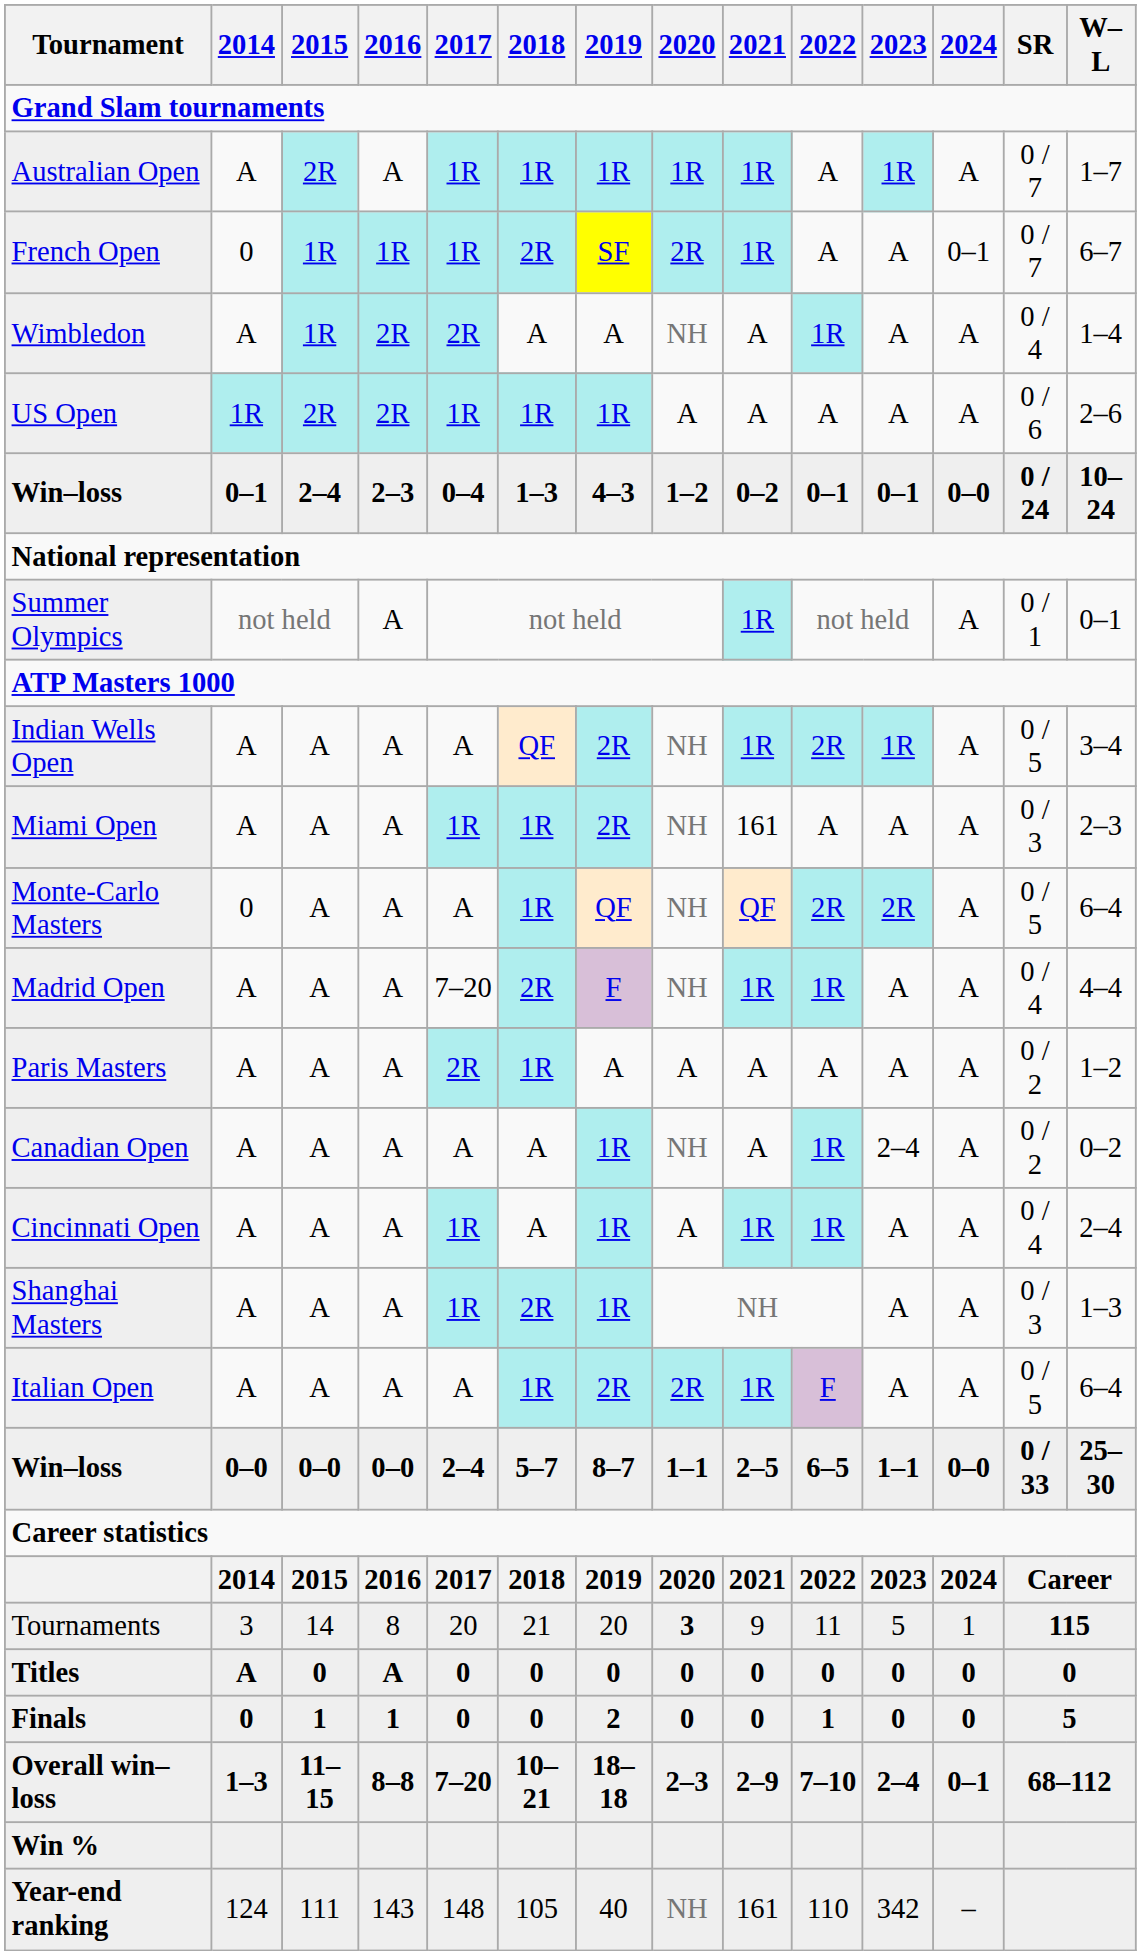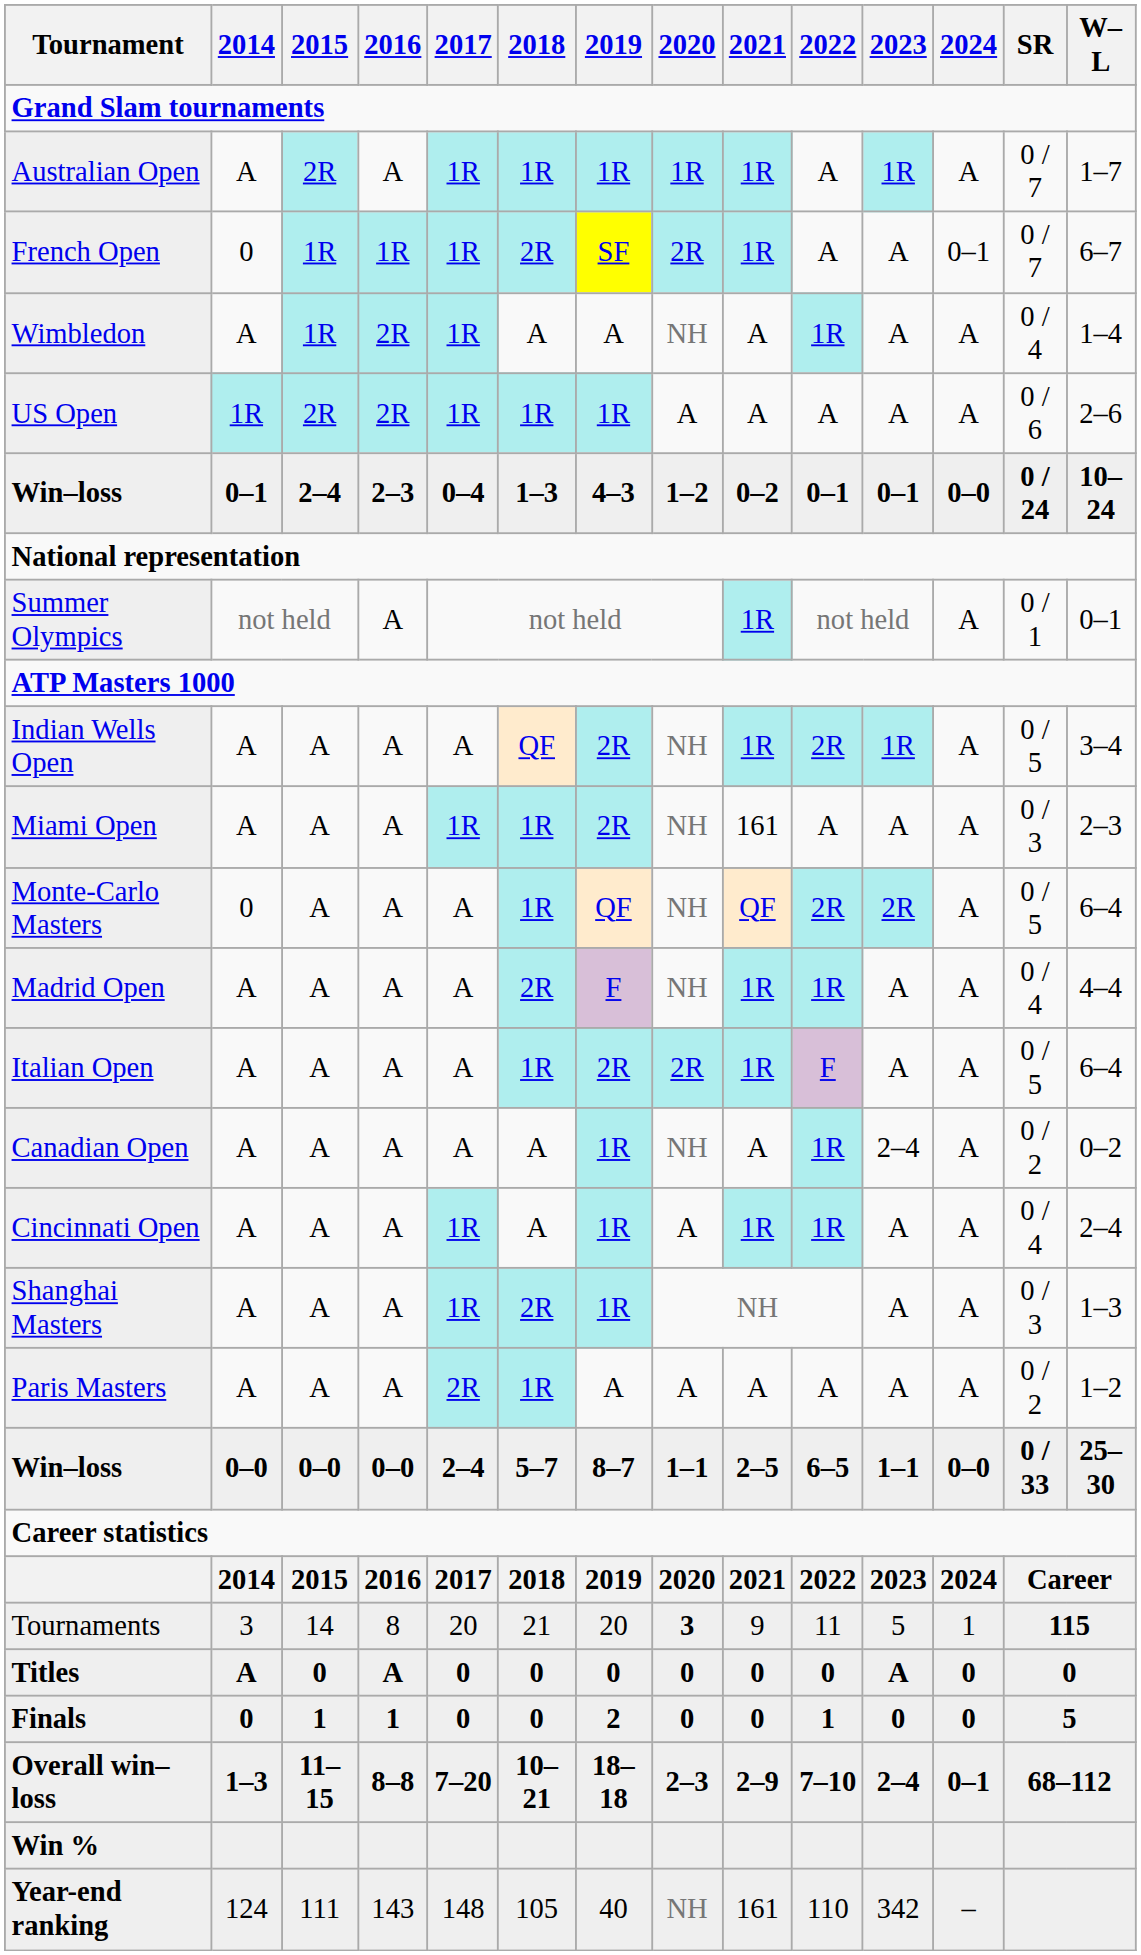(463, 332) 2R -> (463, 332) 1R
(463, 987) 7–20 -> (463, 987) A
rows swapped: (83, 1388) <-> (89, 1067)
(898, 1672) 0 -> (898, 1672) A
